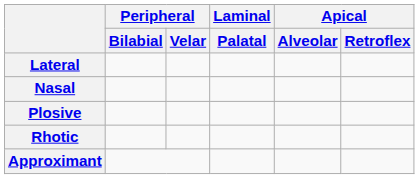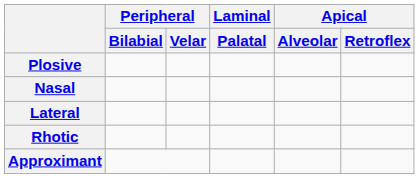rows swapped: (55, 112) <-> (55, 64)
